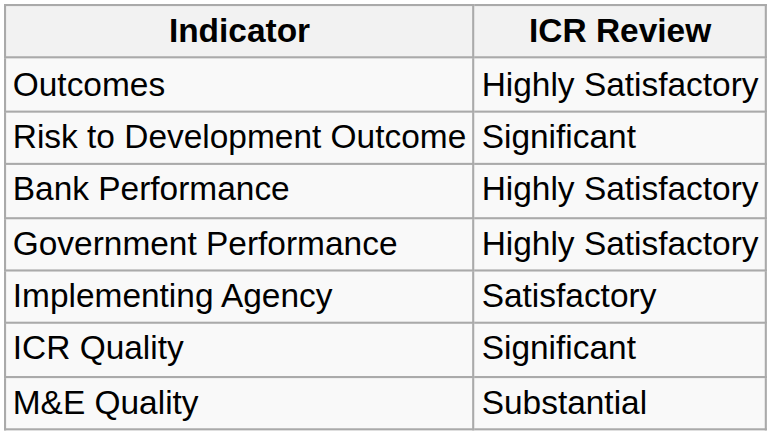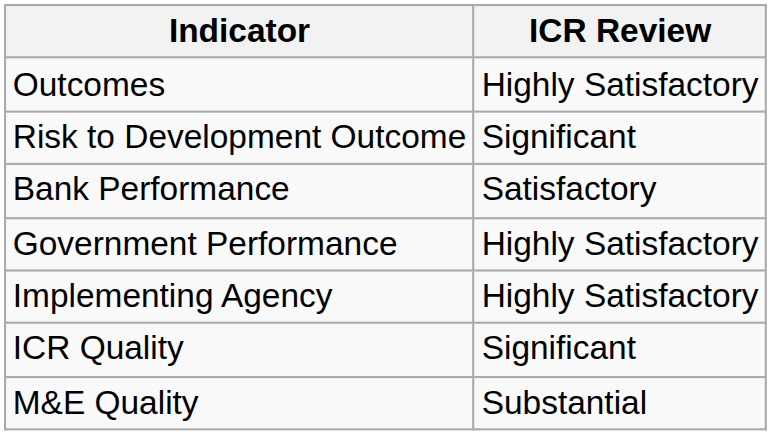(620, 190) Highly Satisfactory -> (569, 190) Satisfactory
(569, 296) Satisfactory -> (620, 296) Highly Satisfactory
